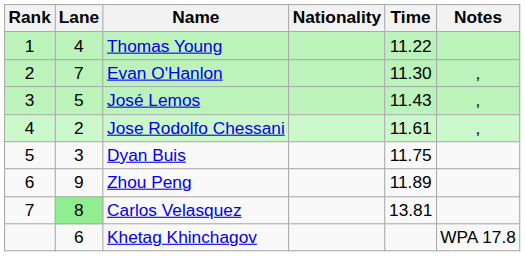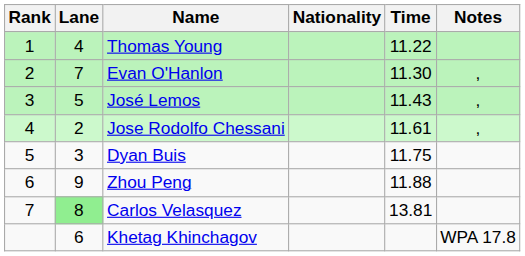(411, 182) 11.89 -> (411, 182) 11.88
